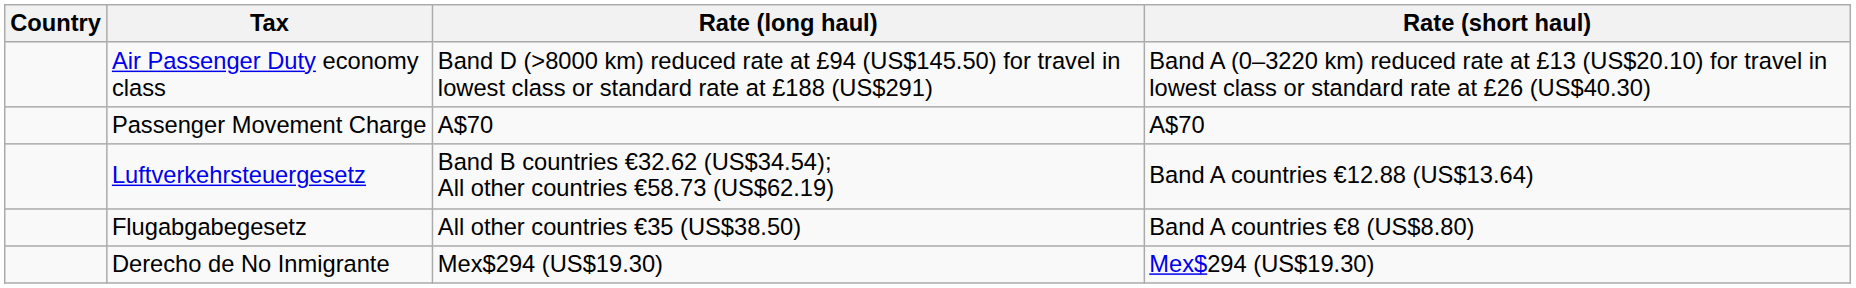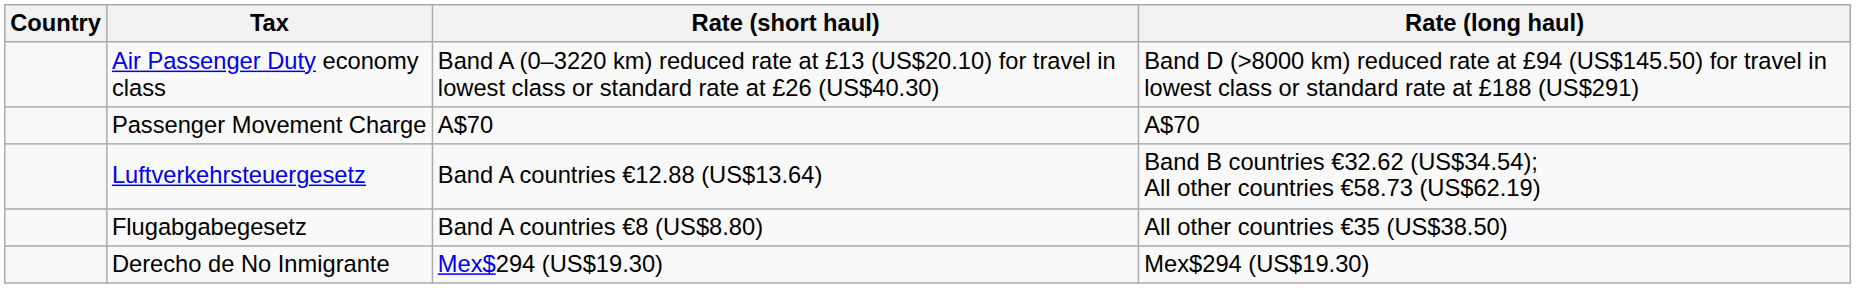columns swapped: (1497, 23) <-> (788, 23)
